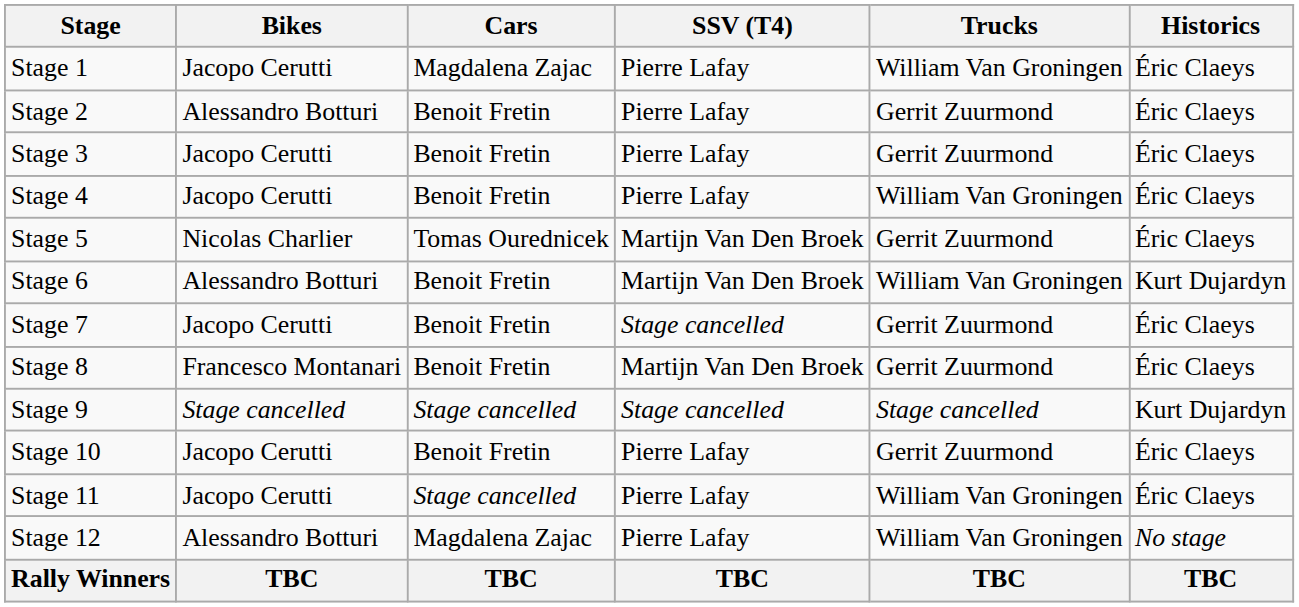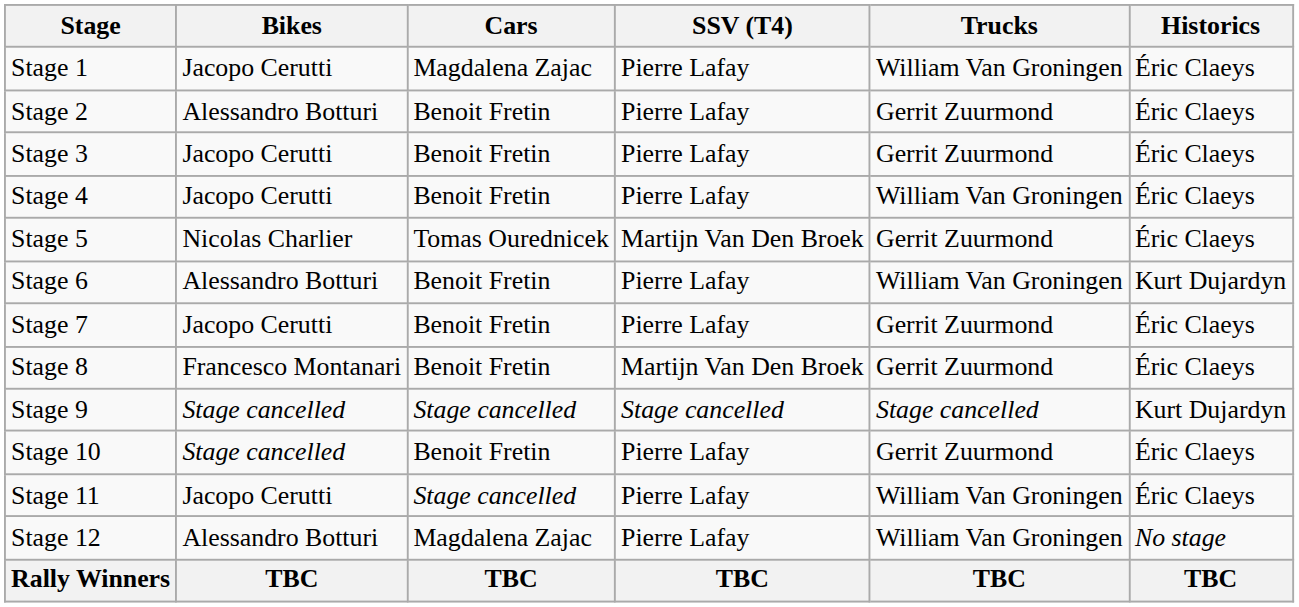(742, 281) Martijn Van Den Broek -> (685, 281) Pierre Lafay
(702, 323) Stage cancelled -> (685, 323) Pierre Lafay
(257, 451) Jacopo Cerutti -> (264, 451) Stage cancelled
